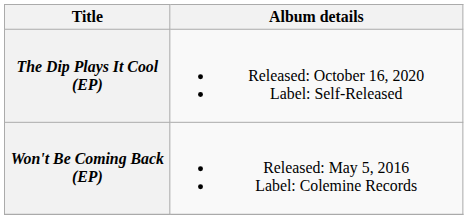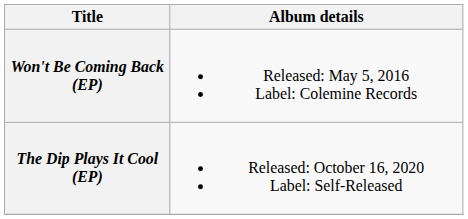rows swapped: (87, 168) <-> (87, 75)
